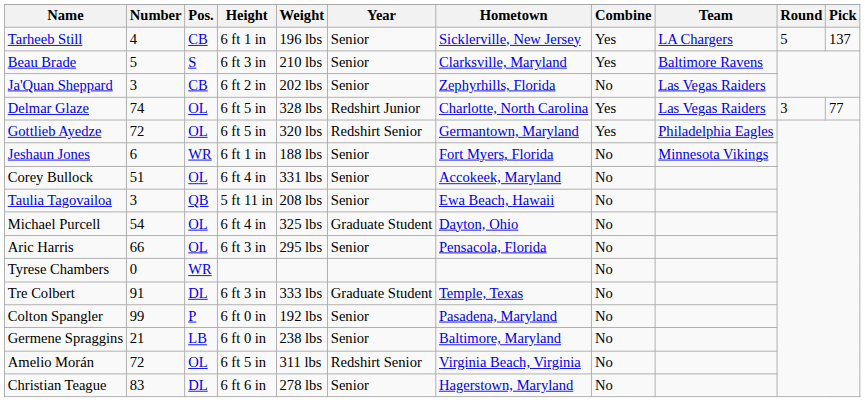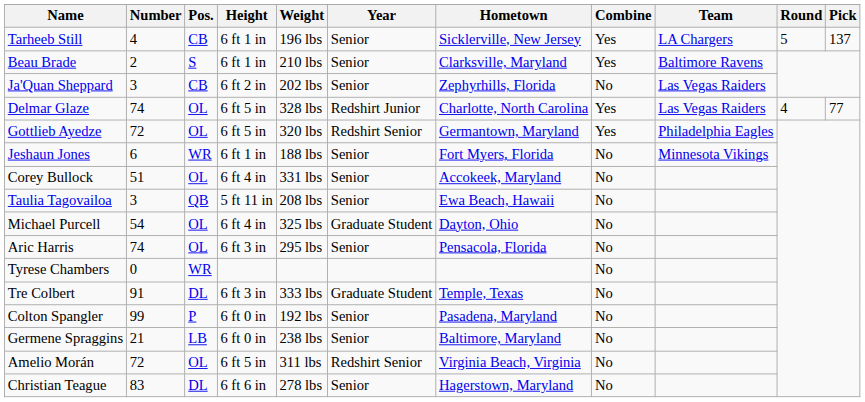(133, 62) 5 -> (133, 62) 2
(243, 62) 6 ft 3 in -> (243, 62) 6 ft 1 in
(784, 108) 3 -> (784, 108) 4
(137, 246) 66 -> (137, 246) 74
